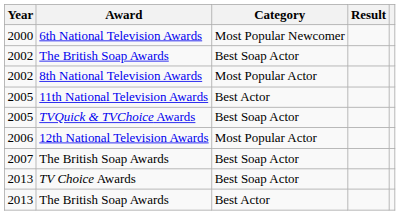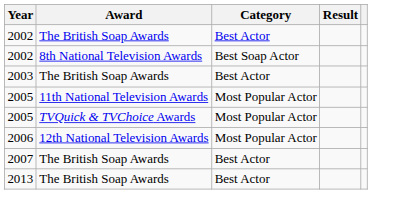- row: (20, 35)
(257, 55) Best Soap Actor -> (242, 35) Best Actor
(266, 76) Most Popular Actor -> (257, 55) Best Soap Actor
+ row: (20, 76)
(242, 96) Best Actor -> (266, 96) Most Popular Actor
(257, 117) Best Soap Actor -> (266, 117) Most Popular Actor
(257, 158) Best Soap Actor -> (242, 158) Best Actor
- row: (20, 179)
